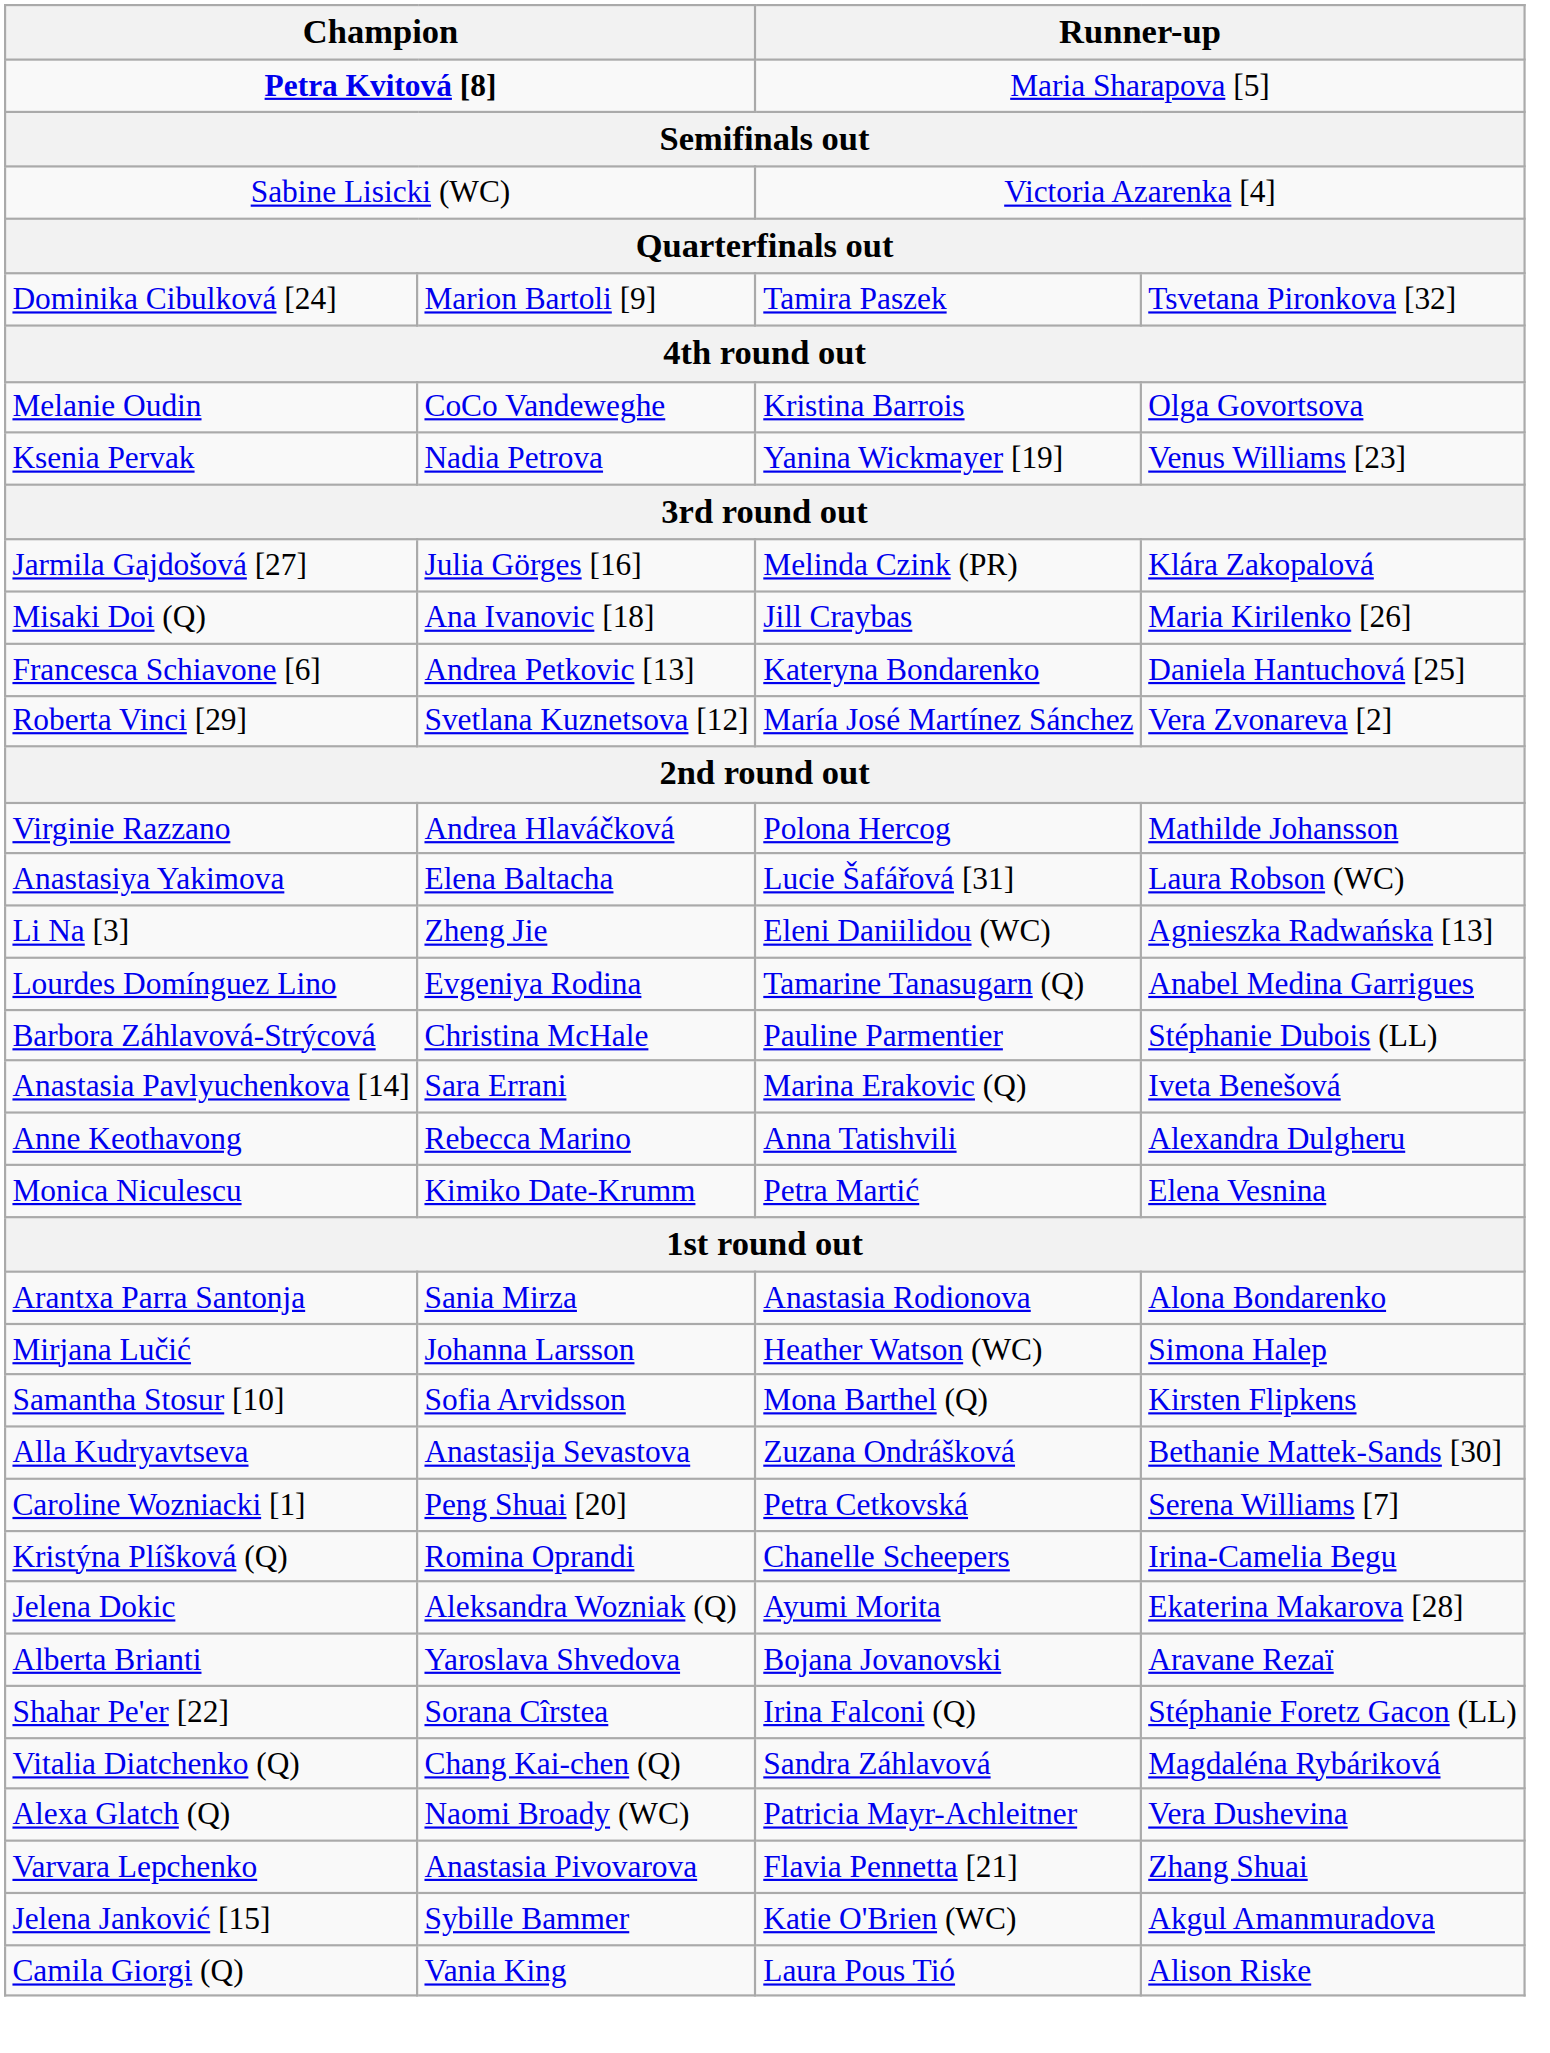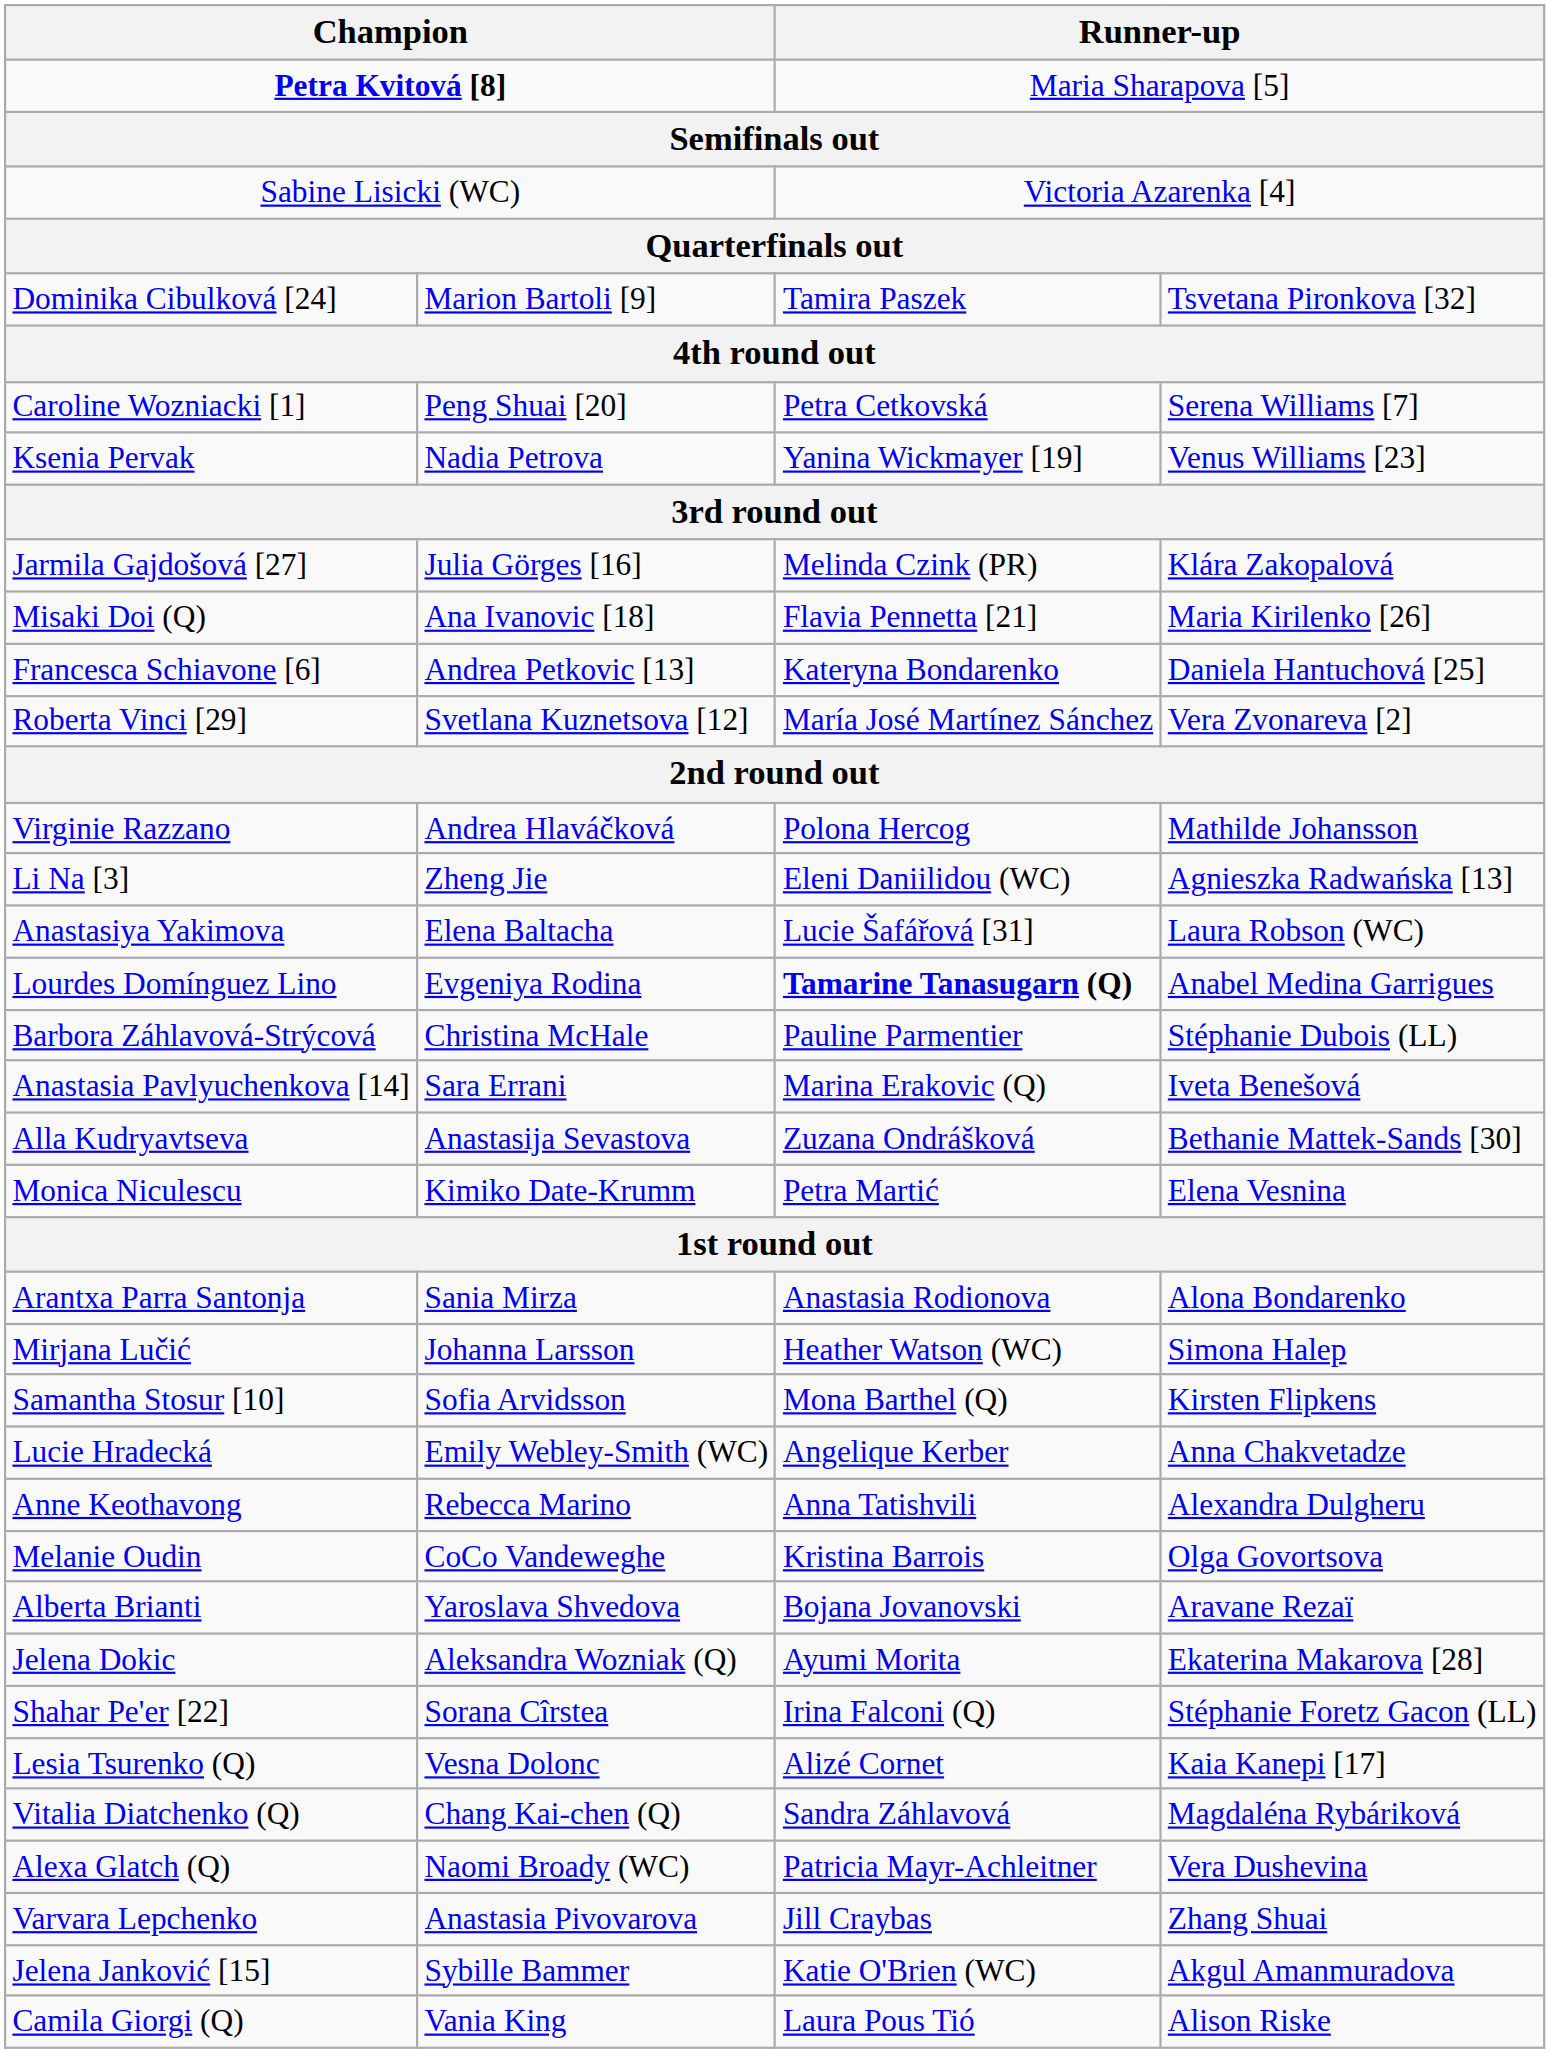rows swapped: (159, 1504) <-> (107, 406)
(838, 617) Jill Craybas -> (910, 617) Flavia Pennetta [21]
rows swapped: (148, 879) <-> (71, 931)
(924, 983) normal -> (958, 983) bold
rows swapped: (127, 1138) <-> (130, 1452)
+ row: (112, 1452)
- row: (150, 1556)
rows swapped: (107, 1659) <-> (94, 1607)
+ row: (134, 1763)
(890, 1866) Flavia Pennetta [21] -> (857, 1918) Jill Craybas
